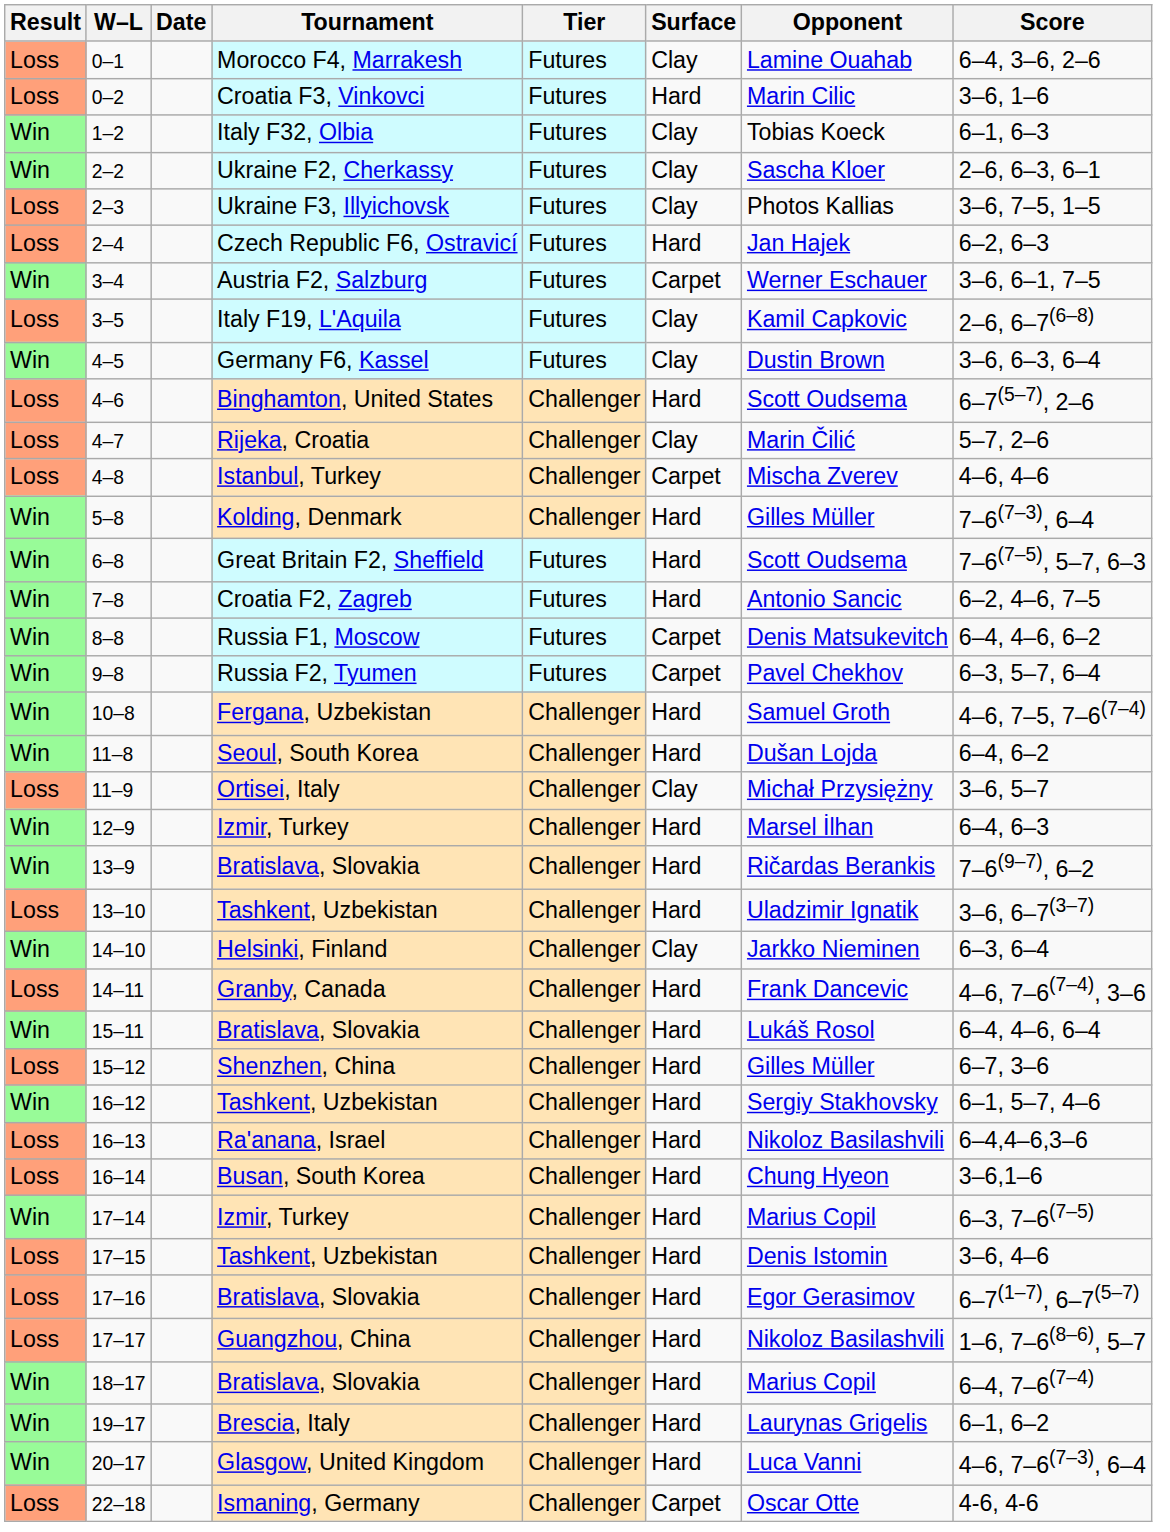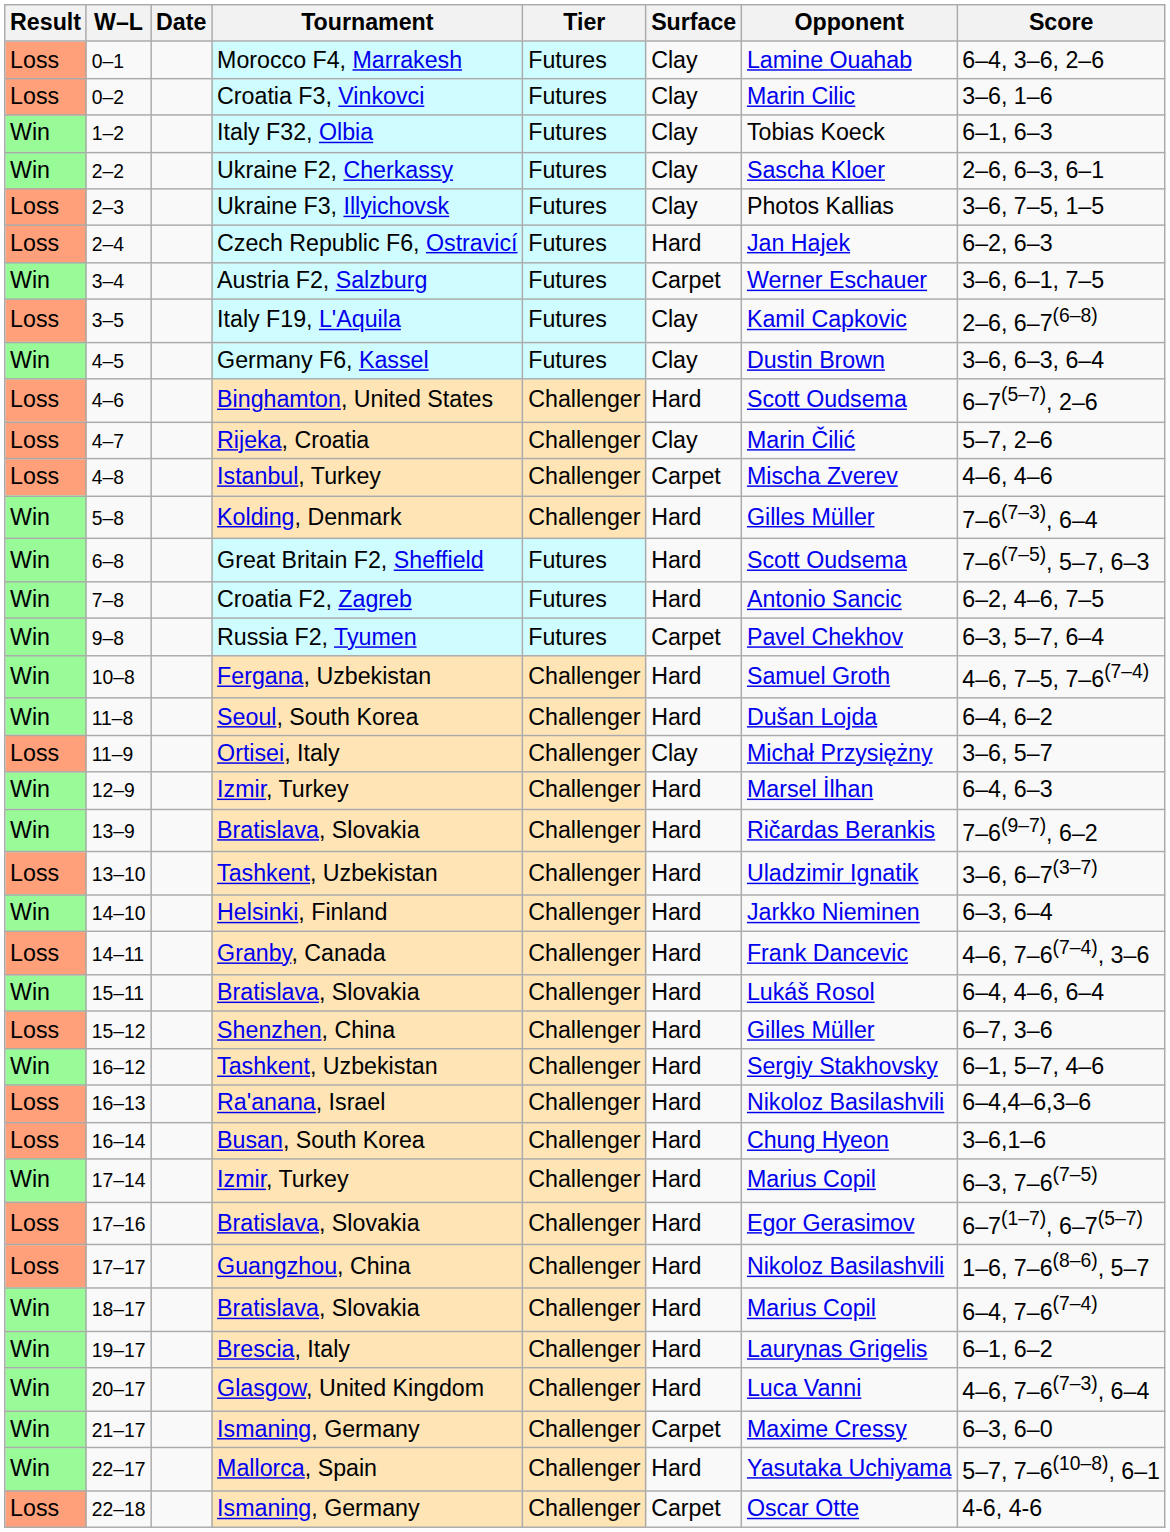(676, 96) Hard -> (674, 96) Clay
- row: (108, 638)
(674, 949) Clay -> (676, 913) Hard
- row: (119, 1258)
+ row: (119, 1430)
+ row: (119, 1470)
